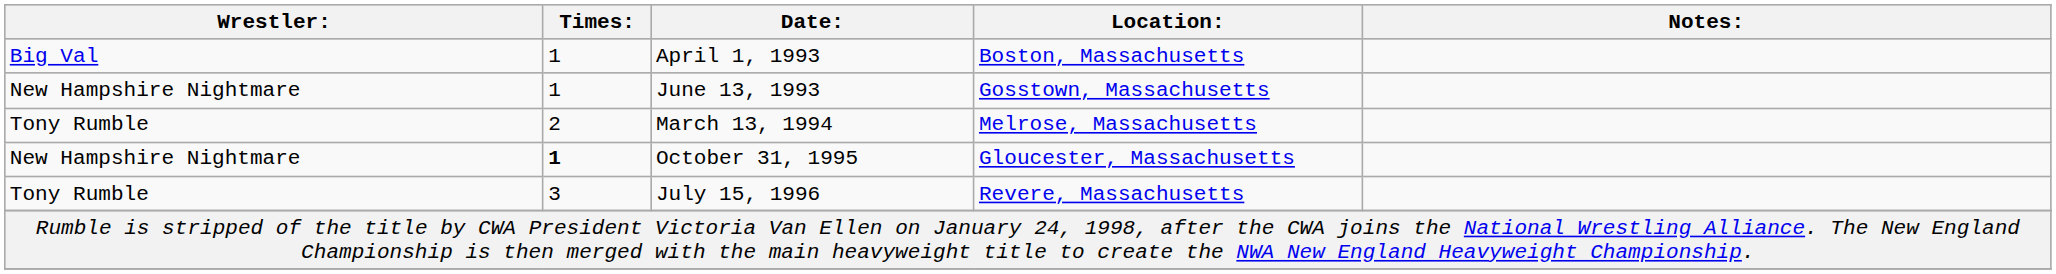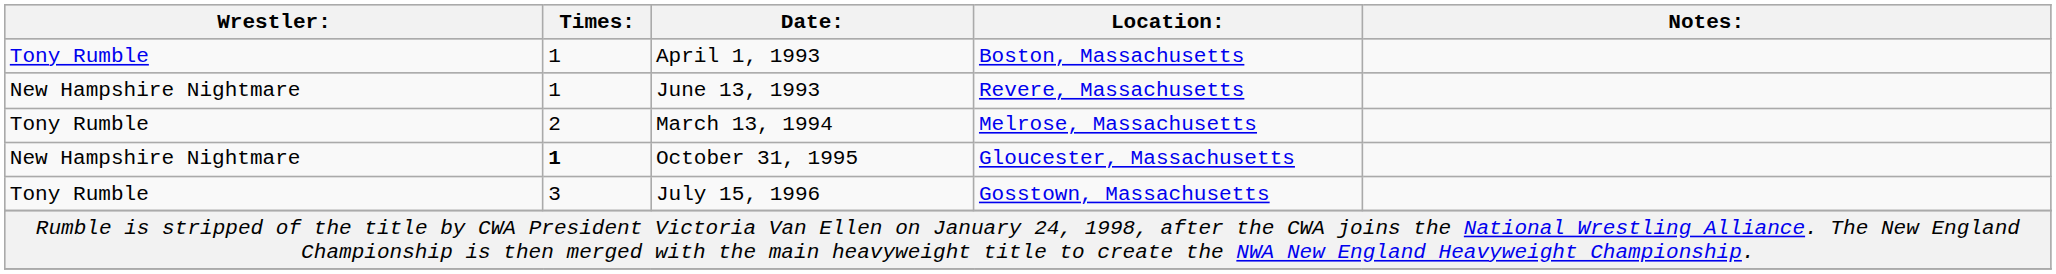(54, 56) Big Val -> (79, 56) Tony Rumble
(1124, 91) Gosstown, Massachusetts -> (1112, 91) Revere, Massachusetts
(1112, 194) Revere, Massachusetts -> (1124, 194) Gosstown, Massachusetts
